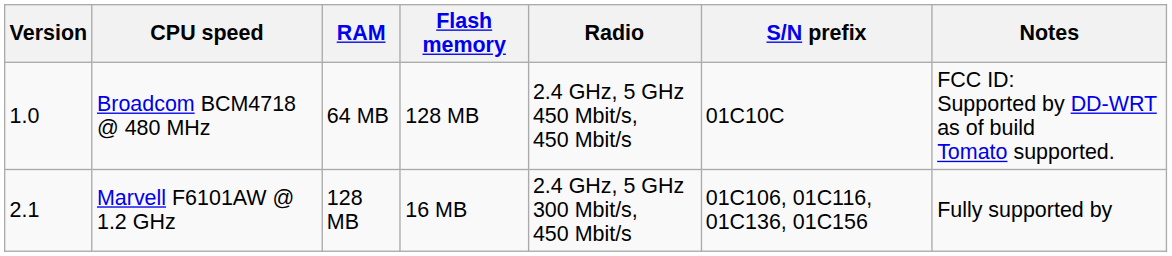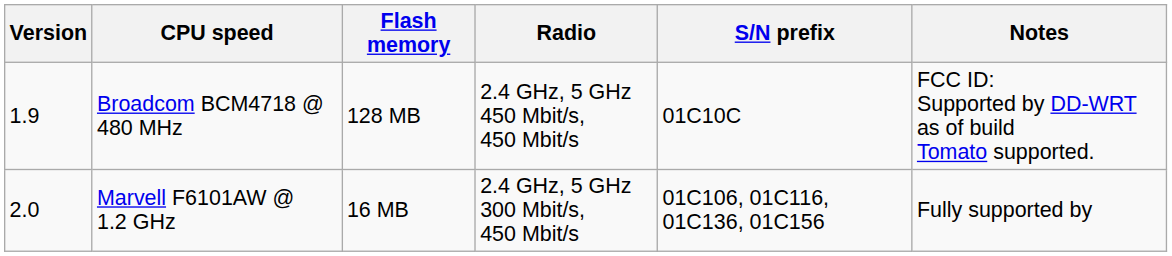- column: (361, 33)
(25, 115) 1.0 -> (25, 115) 1.9
(25, 210) 2.1 -> (25, 210) 2.0
